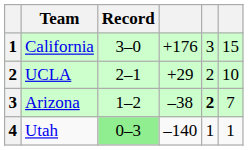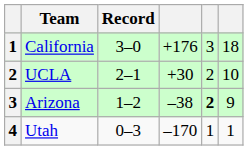(231, 46) 15 -> (231, 46) 18
(180, 74) +29 -> (180, 74) +30
(231, 102) 7 -> (231, 102) 9
(128, 131) lightgreen background -> (128, 131) no background
(180, 131) –140 -> (180, 131) –170
